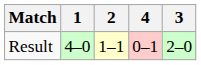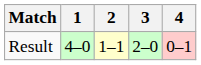columns swapped: (179, 18) <-> (145, 18)
